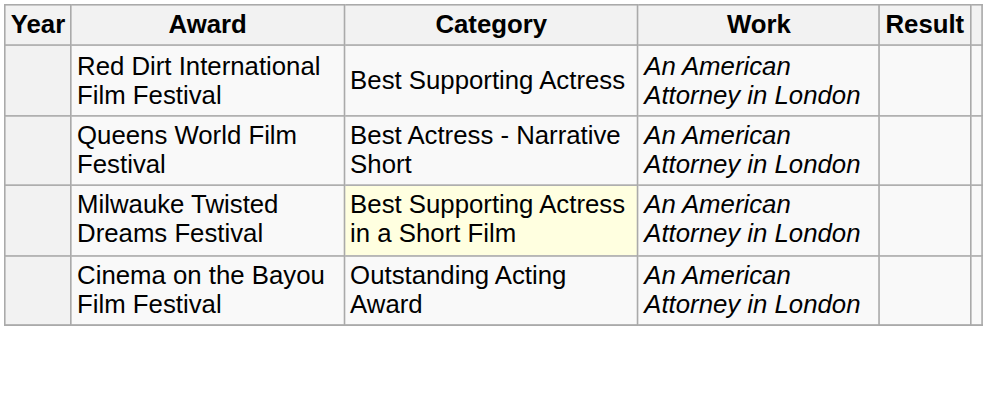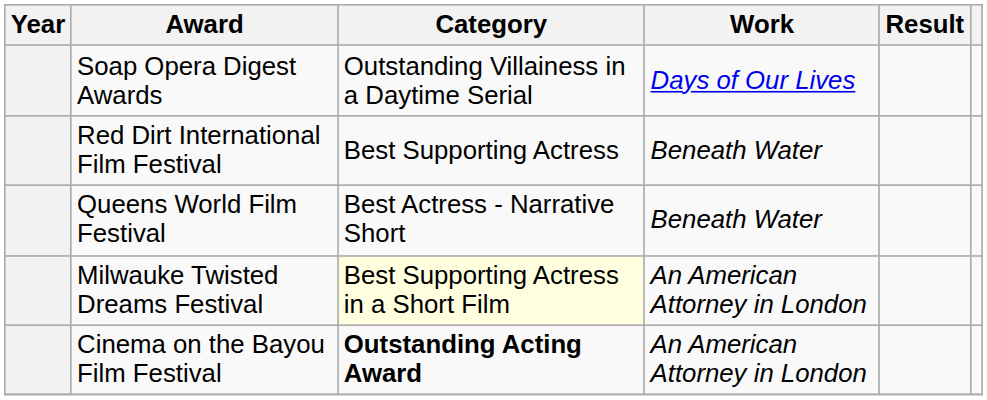+ row: (187, 80)
(752, 80) An American Attorney in London -> (736, 150) Beneath Water
(752, 150) An American Attorney in London -> (736, 219) Beneath Water
(458, 289) normal -> (463, 359) bold
